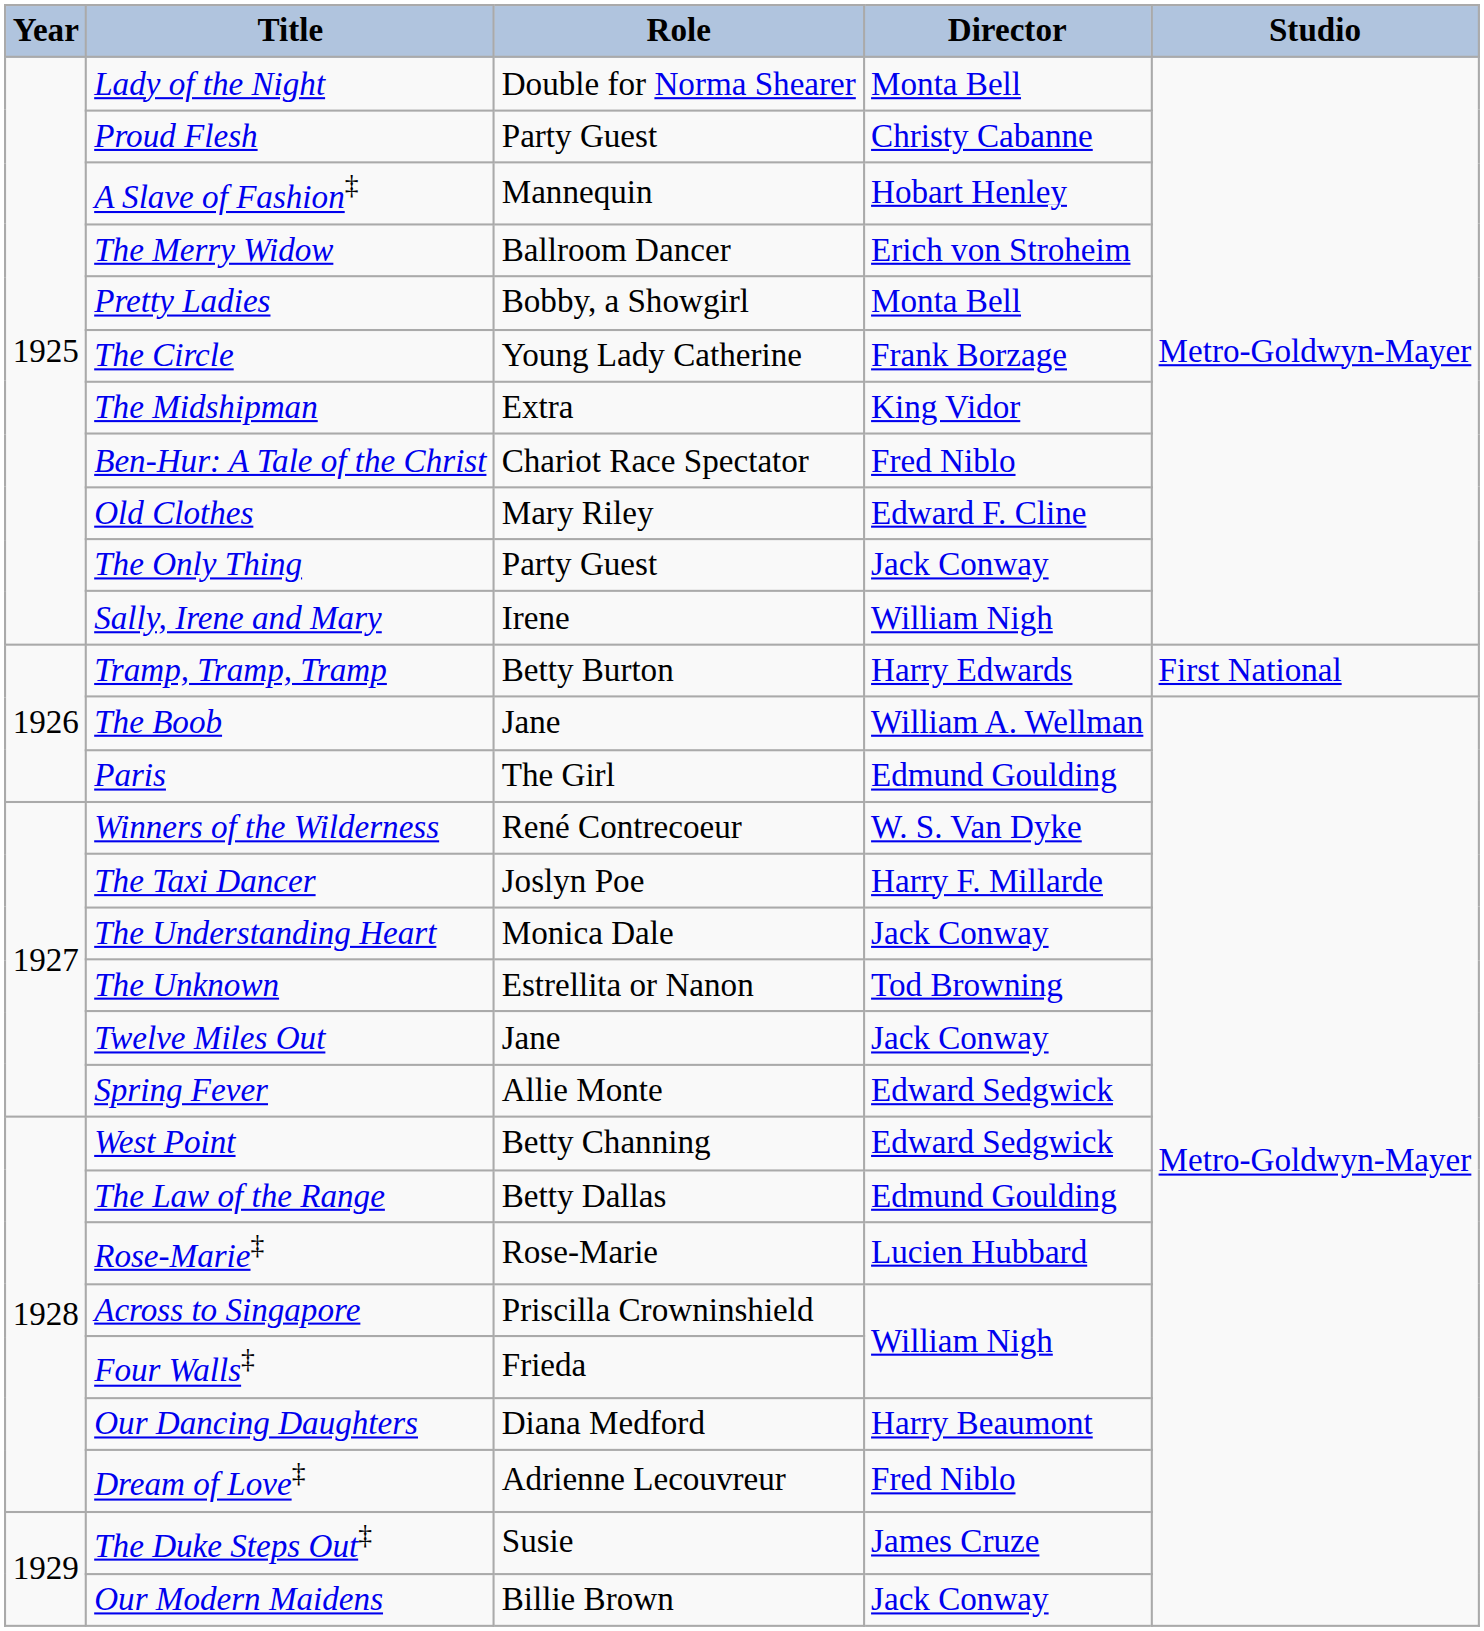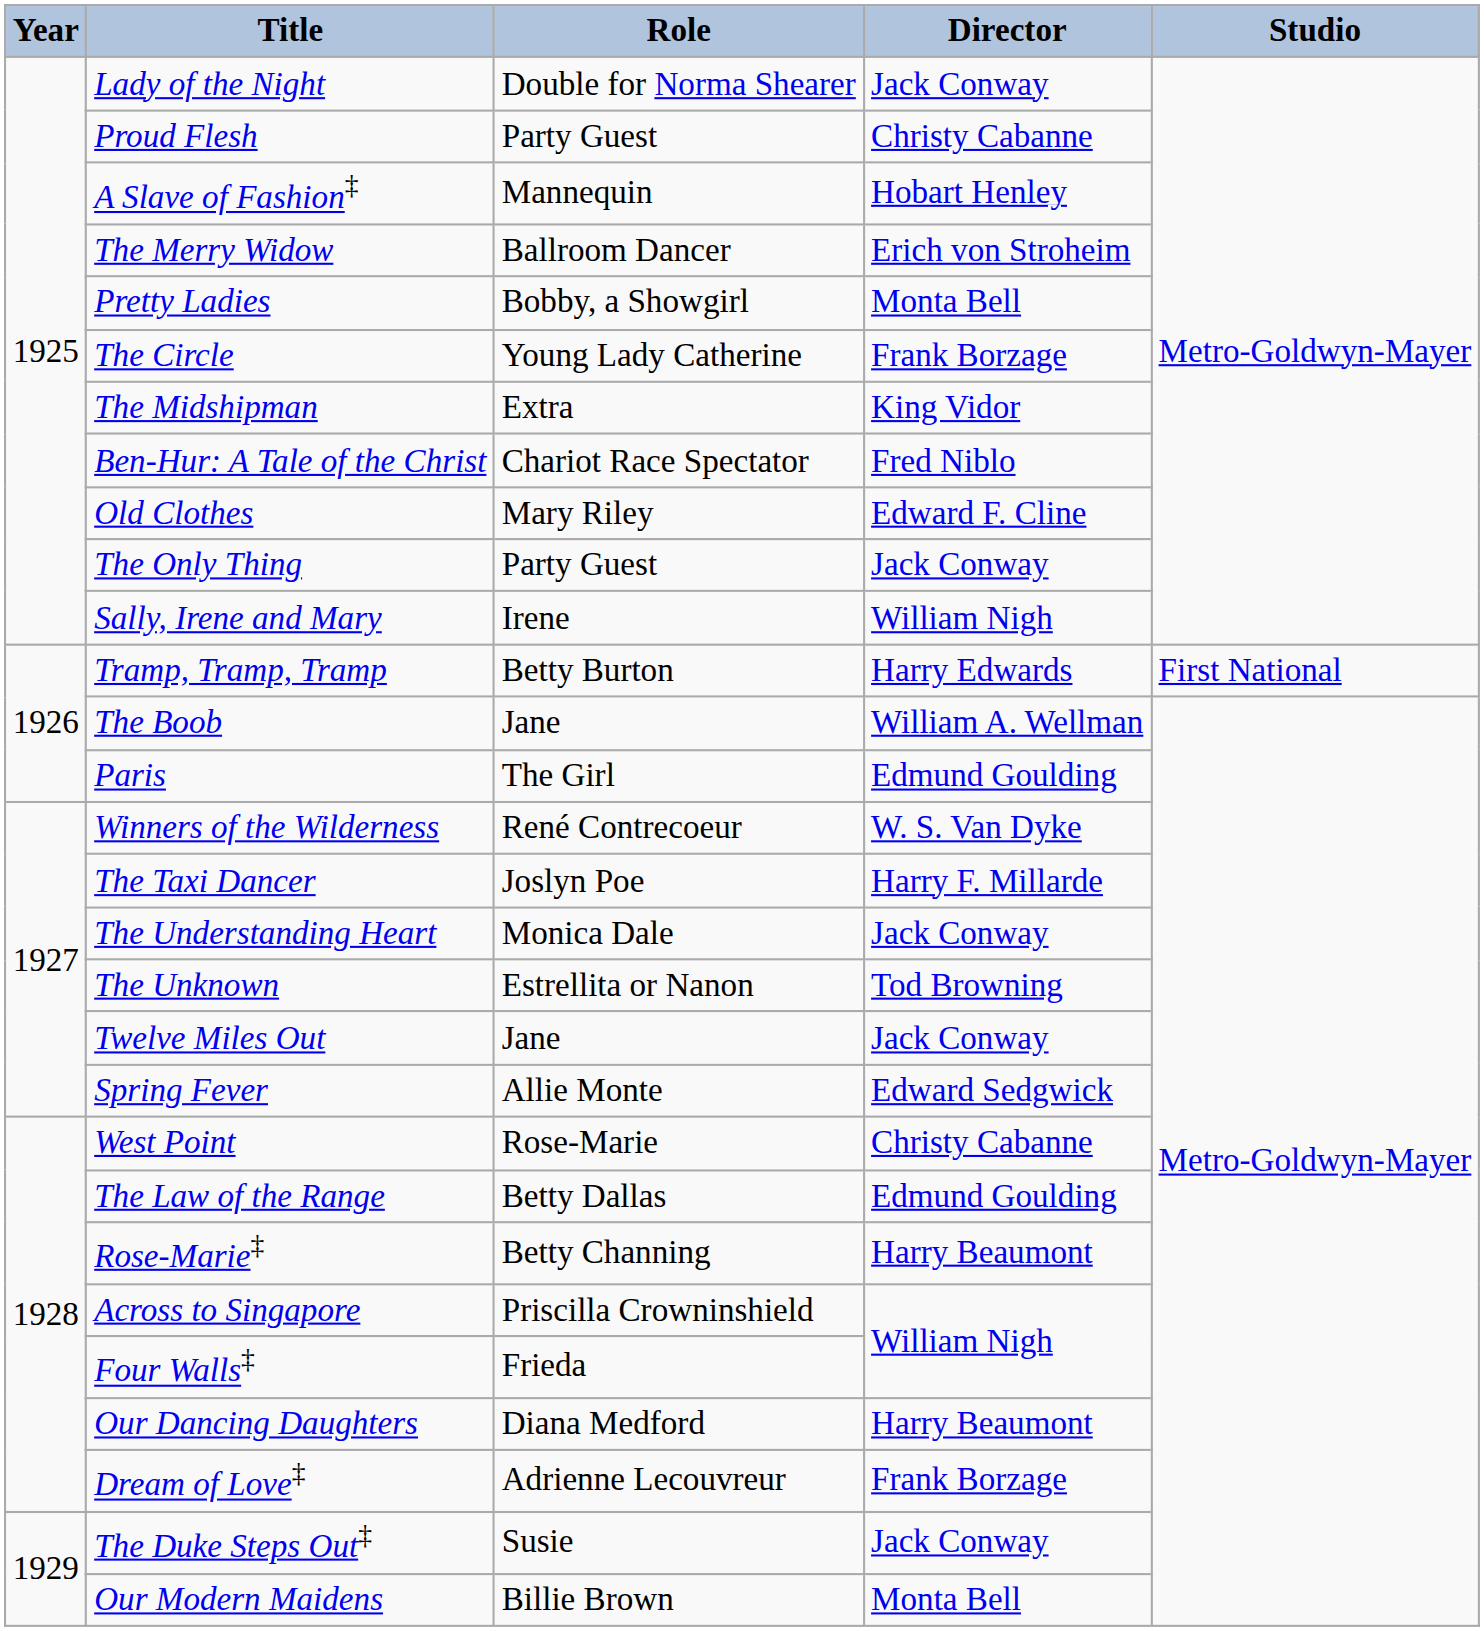(946, 83) Monta Bell -> (960, 83) Jack Conway
(606, 1142) Betty Channing -> (580, 1142) Rose-Marie
(992, 1142) Edward Sedgwick -> (982, 1142) Christy Cabanne
(580, 1252) Rose-Marie -> (606, 1252) Betty Channing
(979, 1252) Lucien Hubbard -> (982, 1252) Harry Beaumont
(943, 1480) Fred Niblo -> (969, 1480) Frank Borzage
(955, 1541) James Cruze -> (960, 1541) Jack Conway
(960, 1598) Jack Conway -> (946, 1598) Monta Bell
